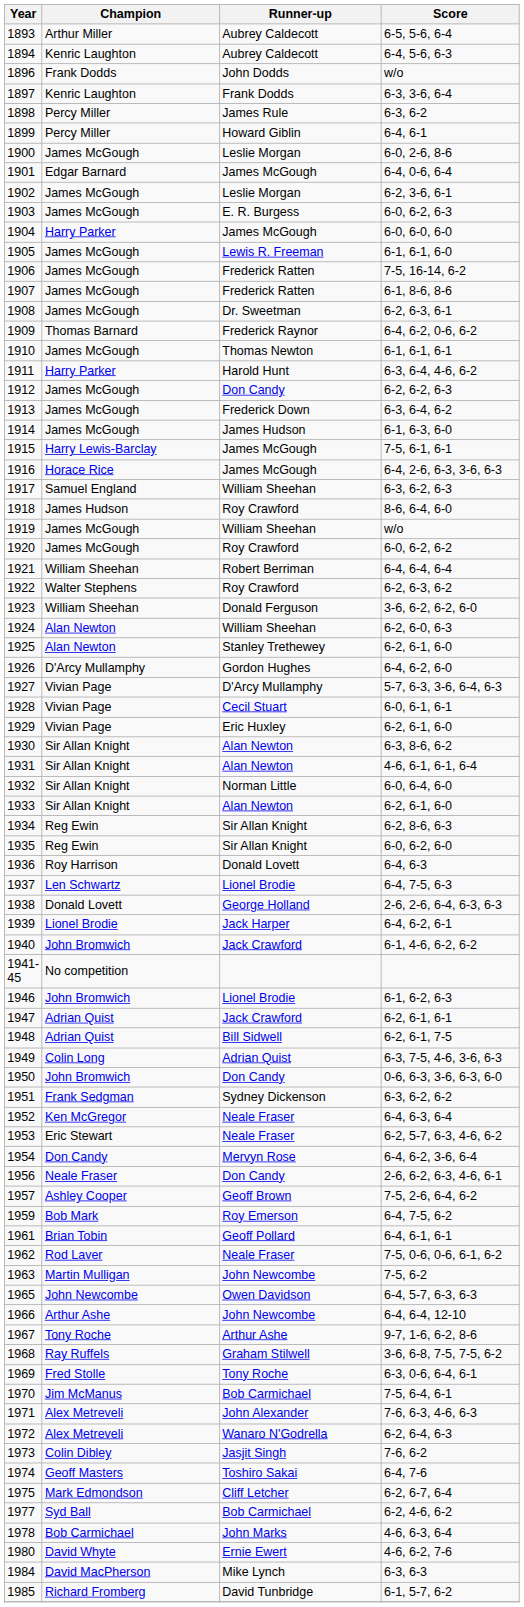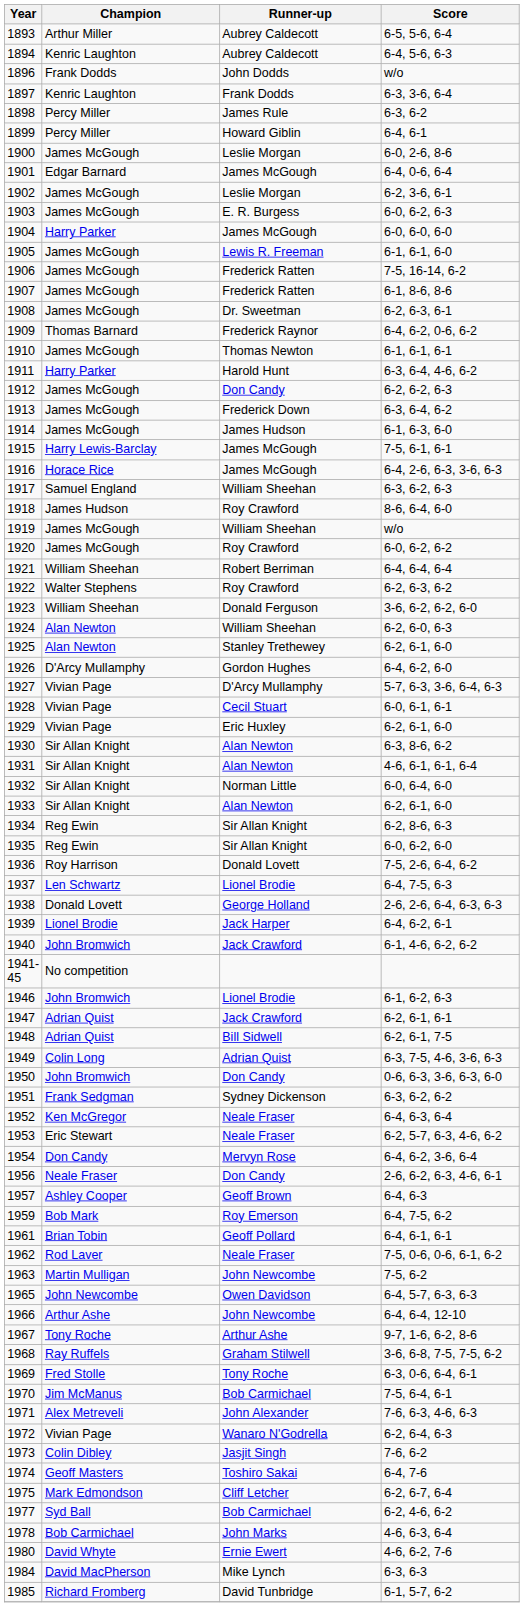(406, 865) 6-4, 6-3 -> (431, 865) 7-5, 2-6, 6-4, 6-2
(431, 1196) 7-5, 2-6, 6-4, 6-2 -> (406, 1196) 6-4, 6-3
(84, 1433) Alex Metreveli -> (78, 1433) Vivian Page
